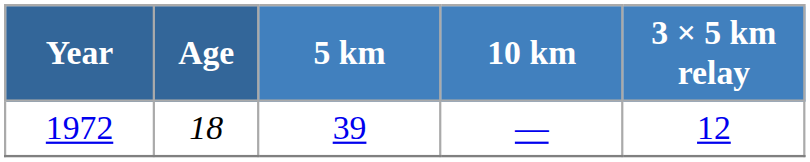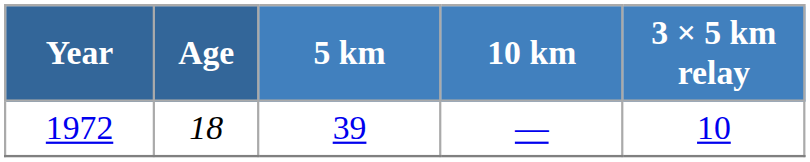(714, 128) 12 -> (714, 128) 10
